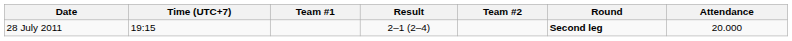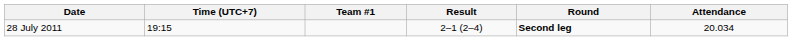- column: (502, 12)
(727, 28) 20.000 -> (719, 28) 20.034
